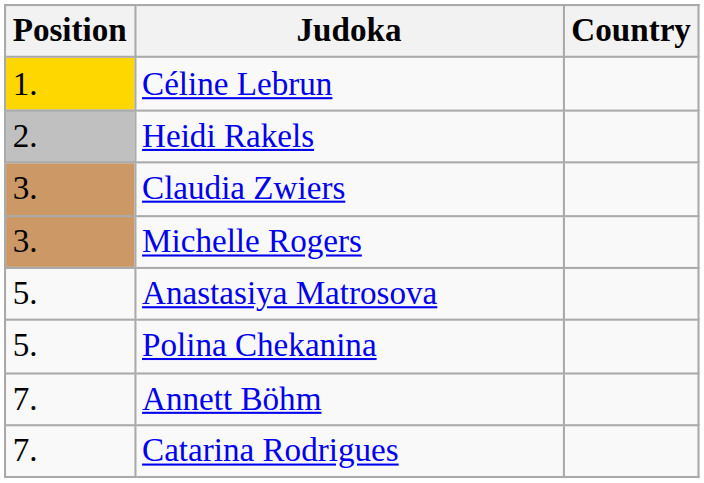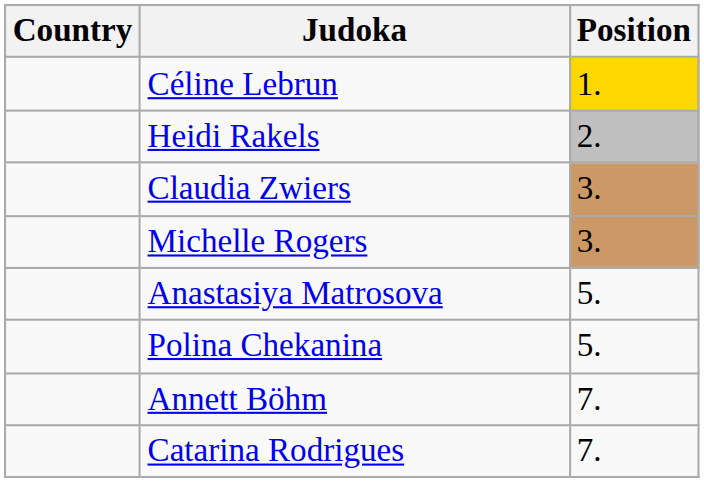columns swapped: (70, 30) <-> (631, 30)
